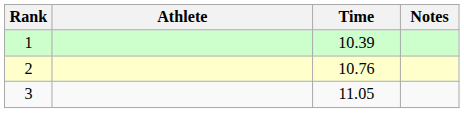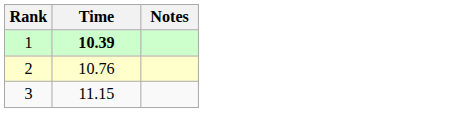- column: (182, 17)
(356, 42) normal -> (96, 42) bold
(356, 94) 11.05 -> (96, 94) 11.15
